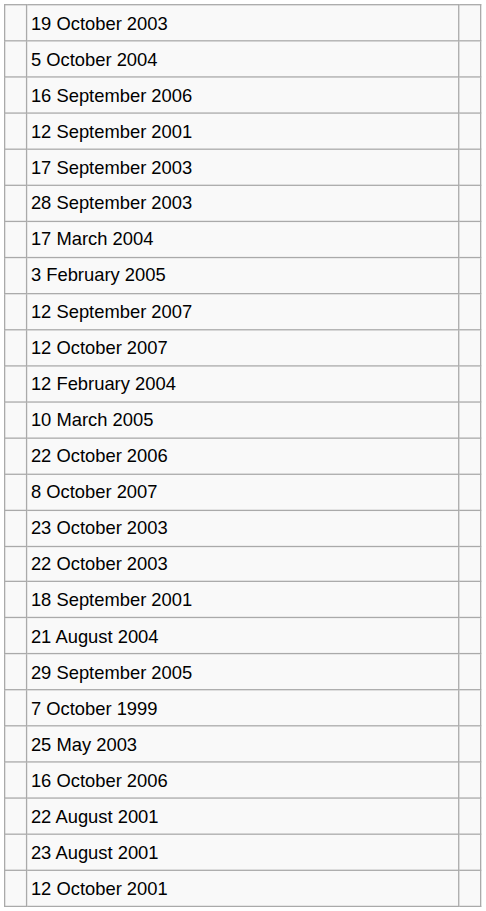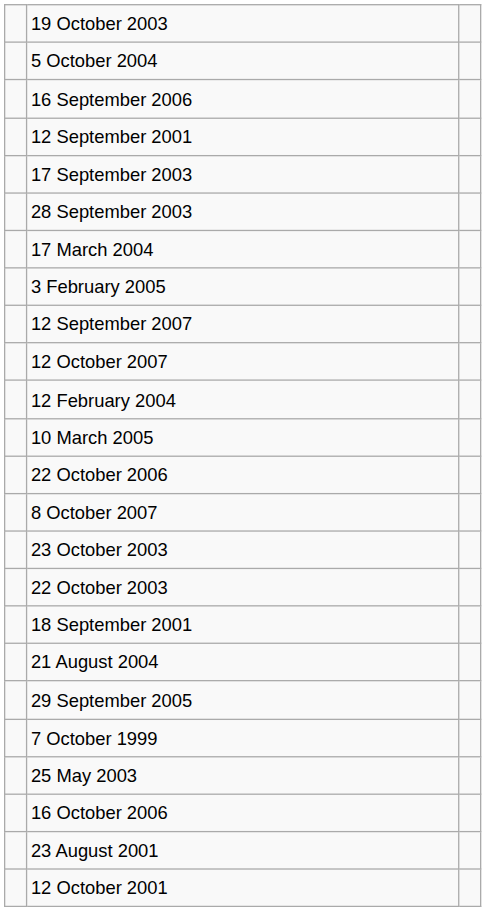- row: (95, 816)
